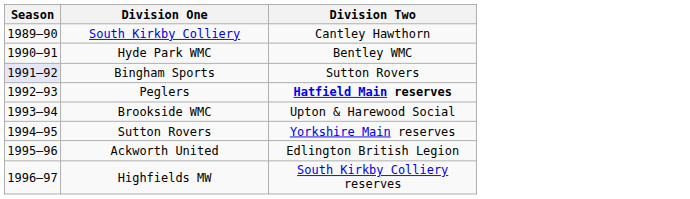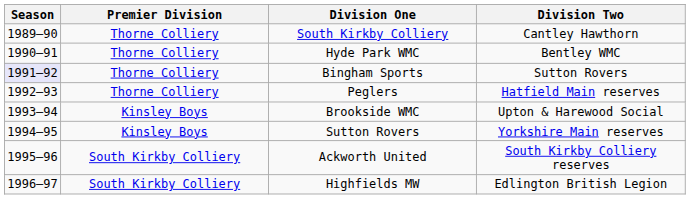+ column: (165, 14)
(373, 92) bold -> (581, 92) normal
(373, 151) Edlington British Legion -> (581, 158) South Kirkby Colliery reserves
(373, 177) South Kirkby Colliery reserves -> (581, 184) Edlington British Legion
